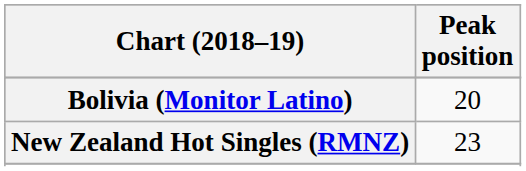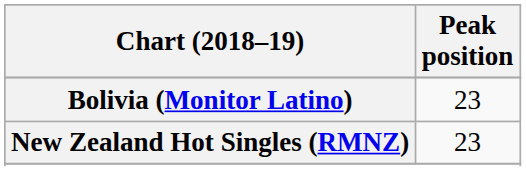(467, 99) 20 -> (467, 99) 23
